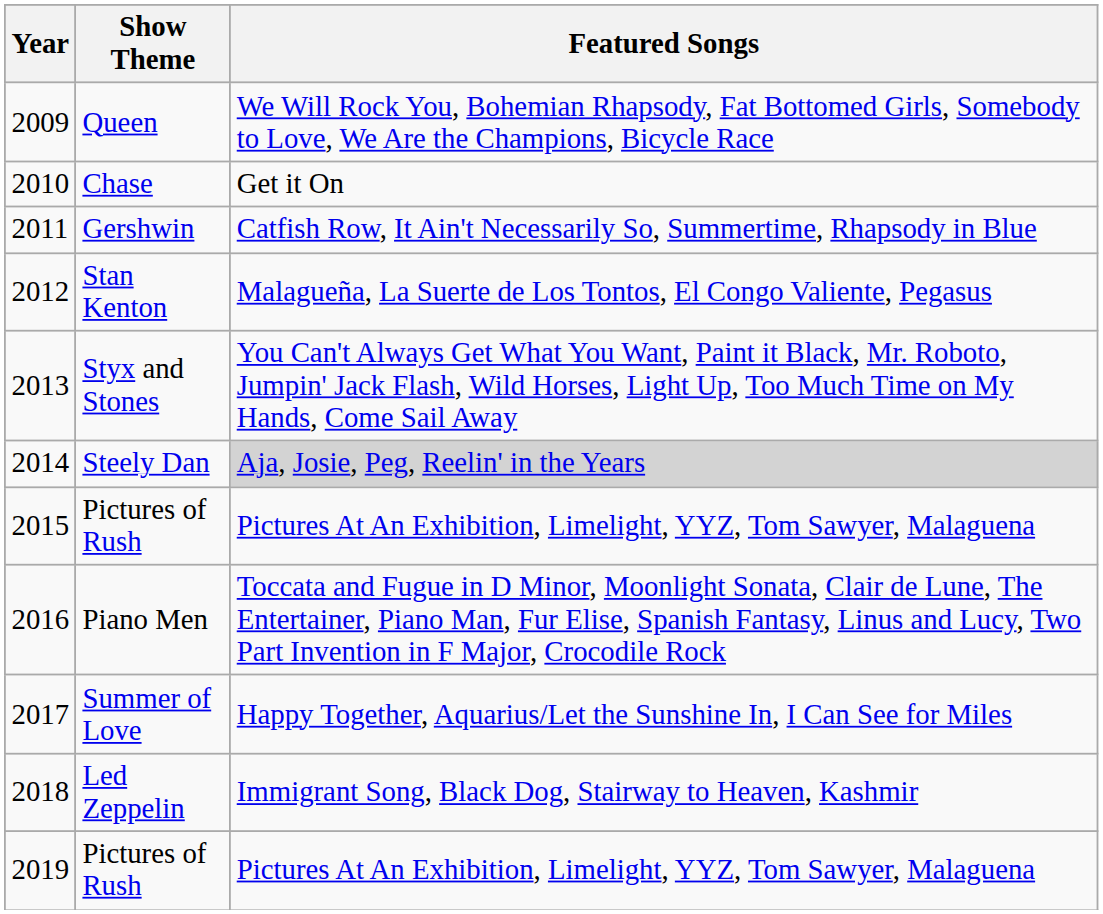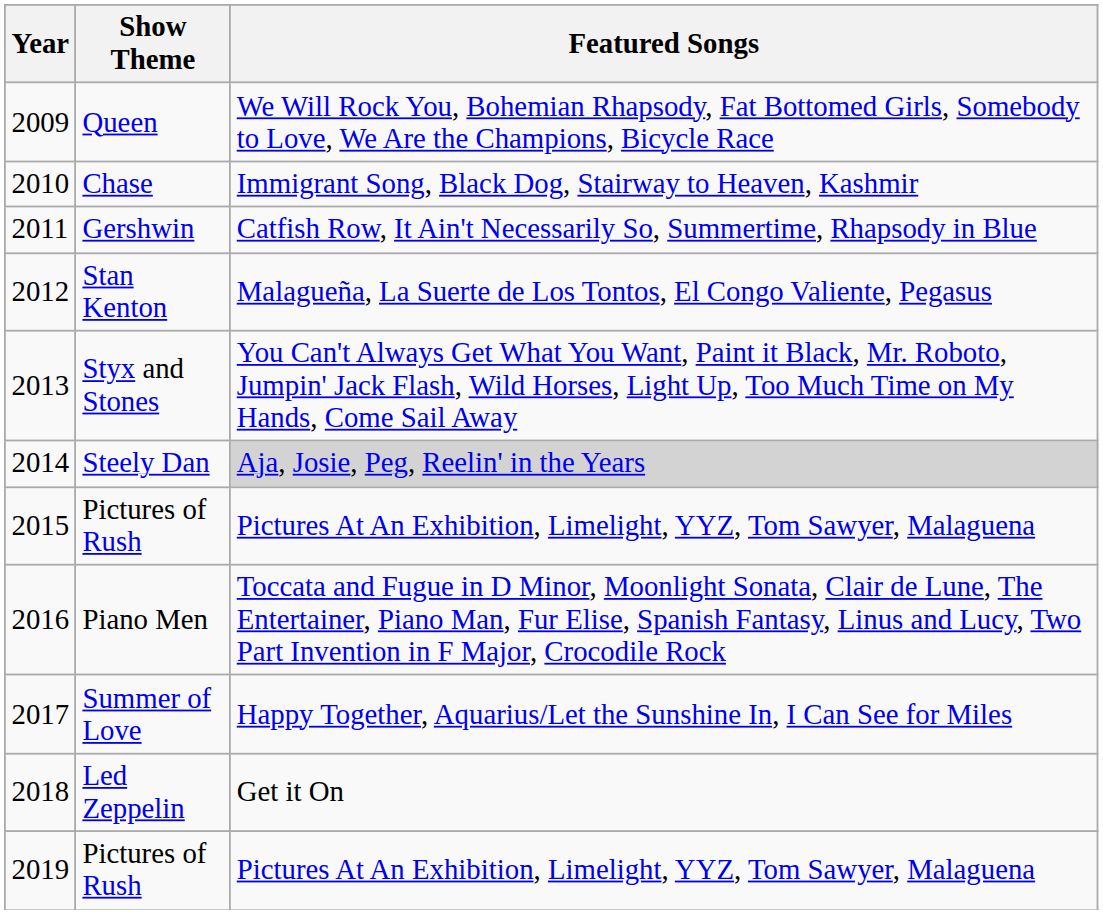(290, 183) Get it On -> (577, 183) Immigrant Song, Black Dog, Stairway to Heaven, Kashmir
(577, 791) Immigrant Song, Black Dog, Stairway to Heaven, Kashmir -> (290, 791) Get it On
